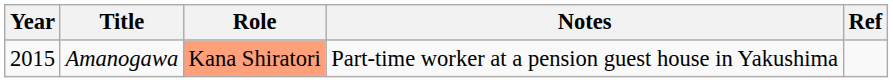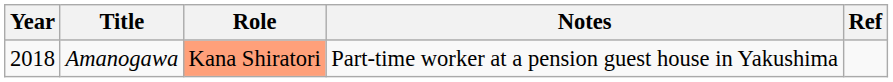(32, 58) 2015 -> (32, 58) 2018
